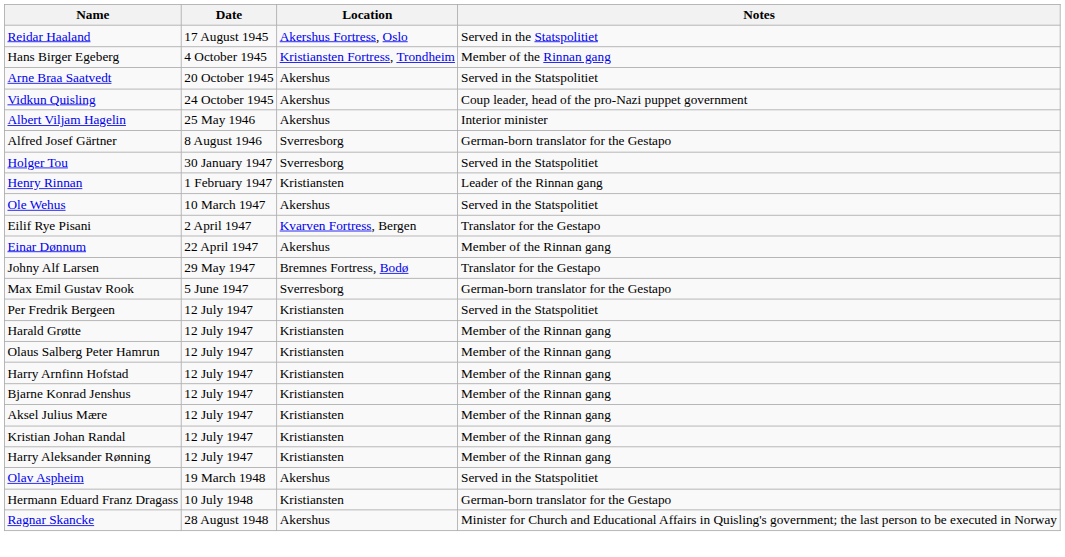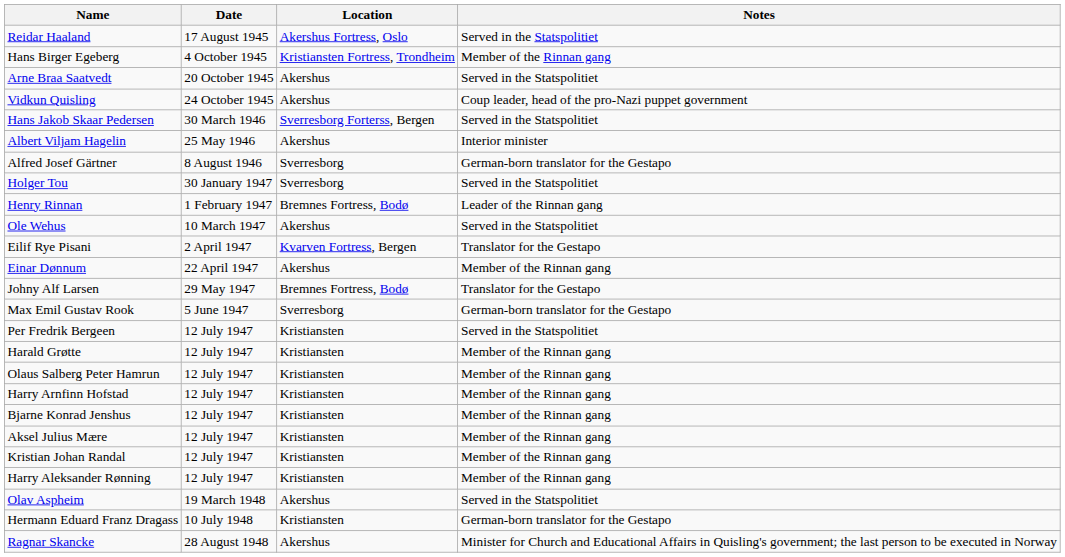+ row: (81, 120)
(312, 183) Kristiansten -> (344, 204) Bremnes Fortress, Bodø
